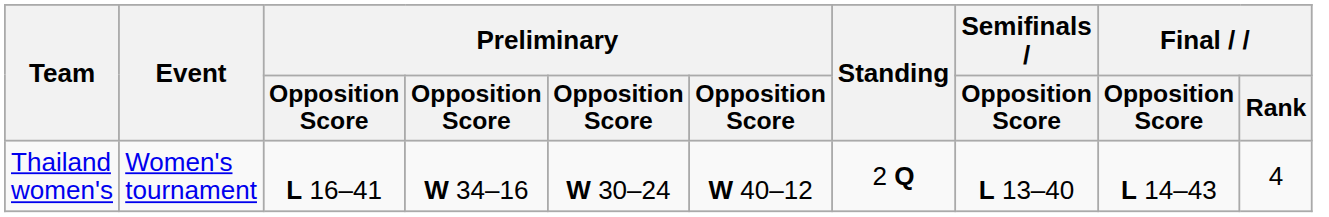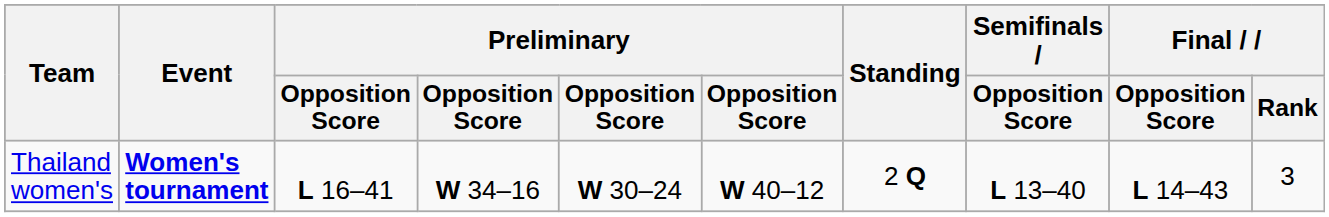(191, 177) normal -> (197, 177) bold
(1276, 177) 4 -> (1288, 177) 3
